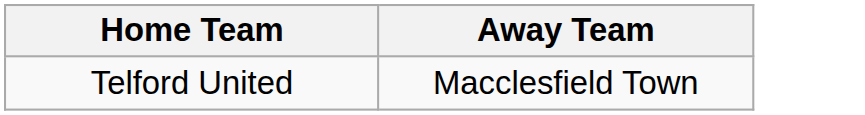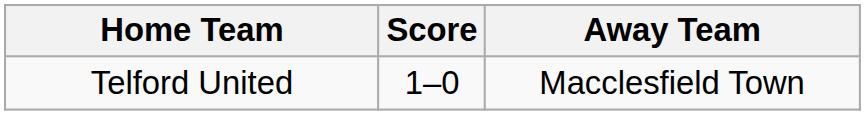+ column: (432, 30)
